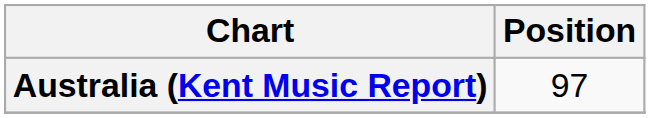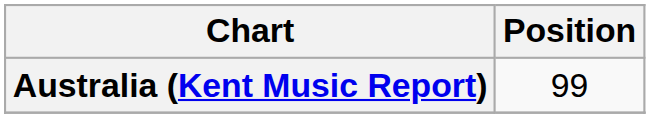(570, 84) 97 -> (570, 84) 99
